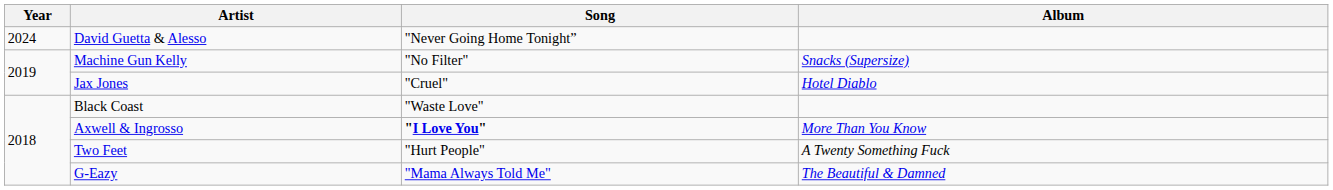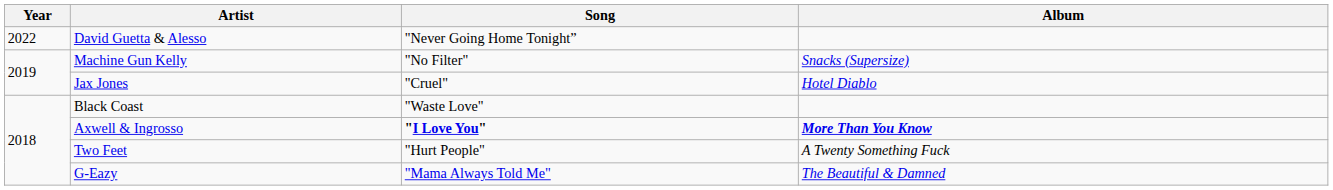(22, 38) 2024 -> (22, 38) 2022
(864, 128) normal -> (867, 128) bold
